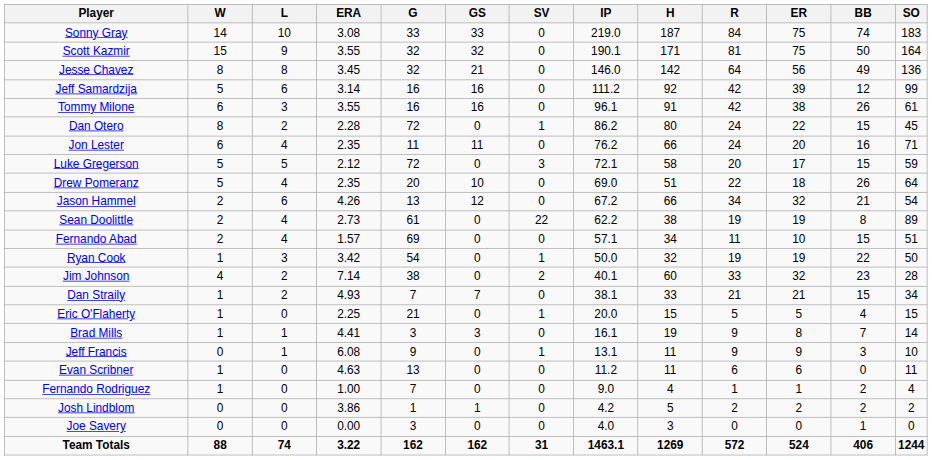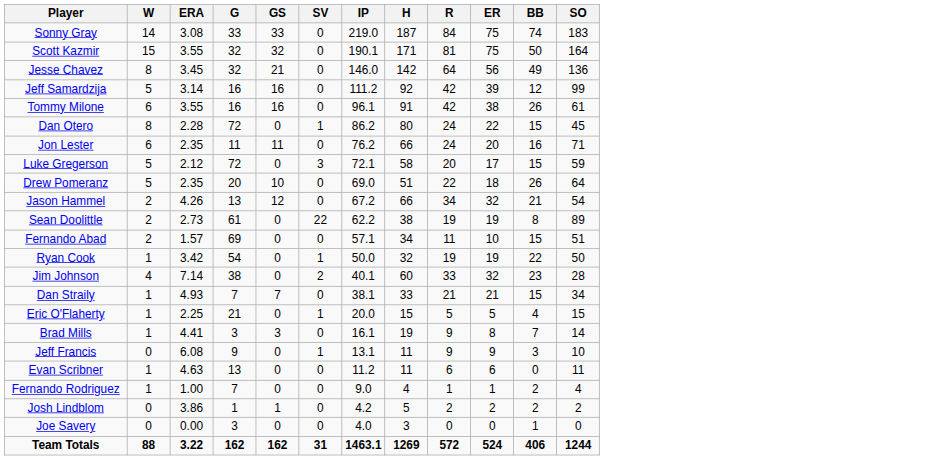- column: (284, 13)
